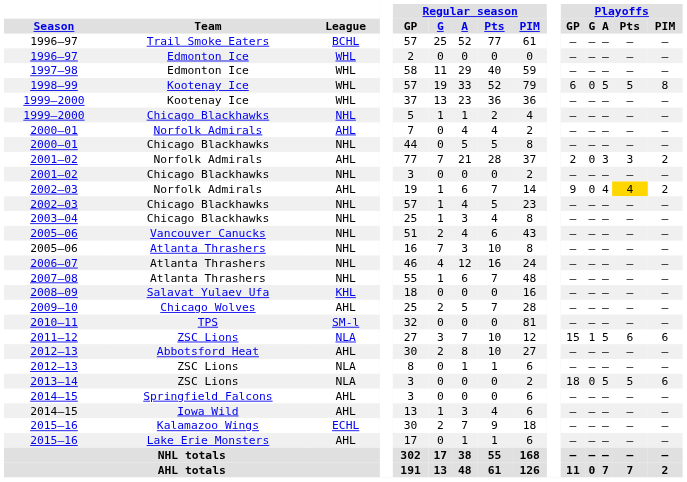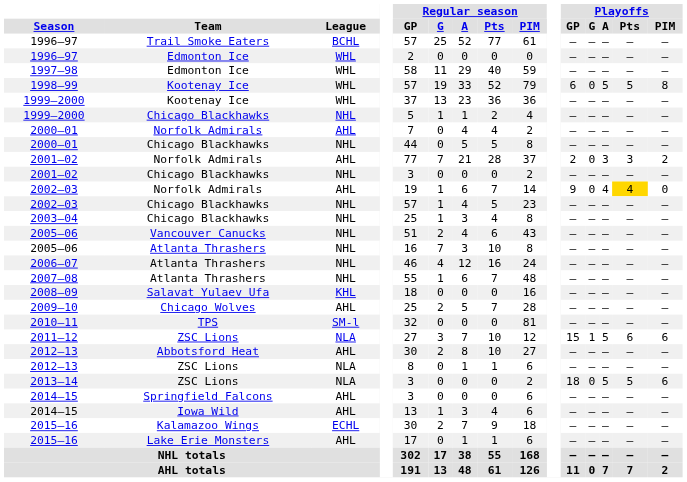(665, 189) 2 -> (665, 189) 0
